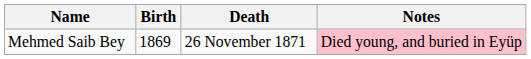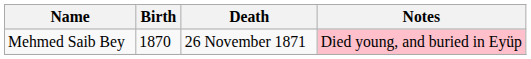(155, 41) 1869 -> (155, 41) 1870
